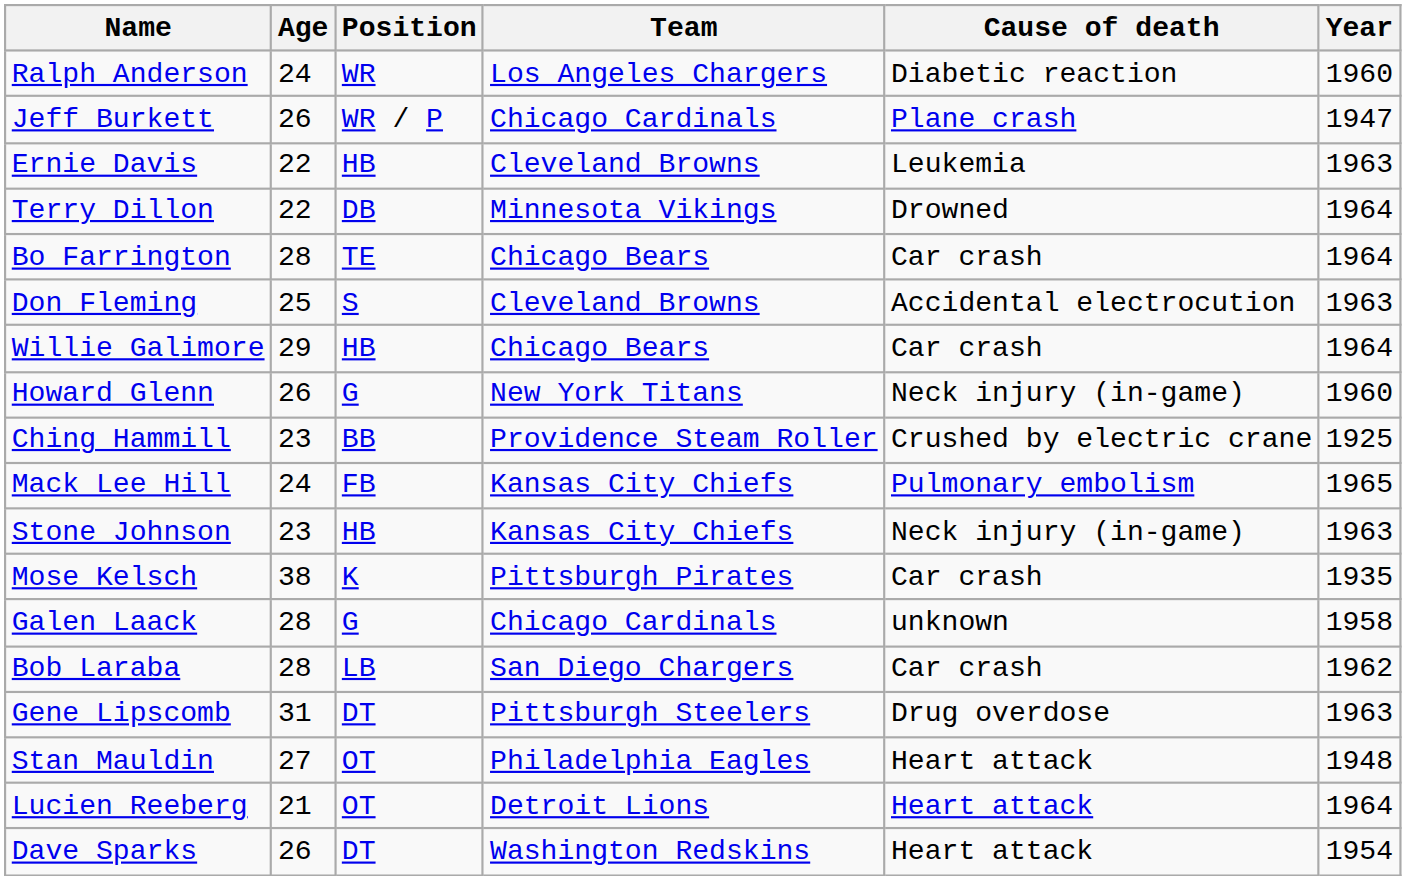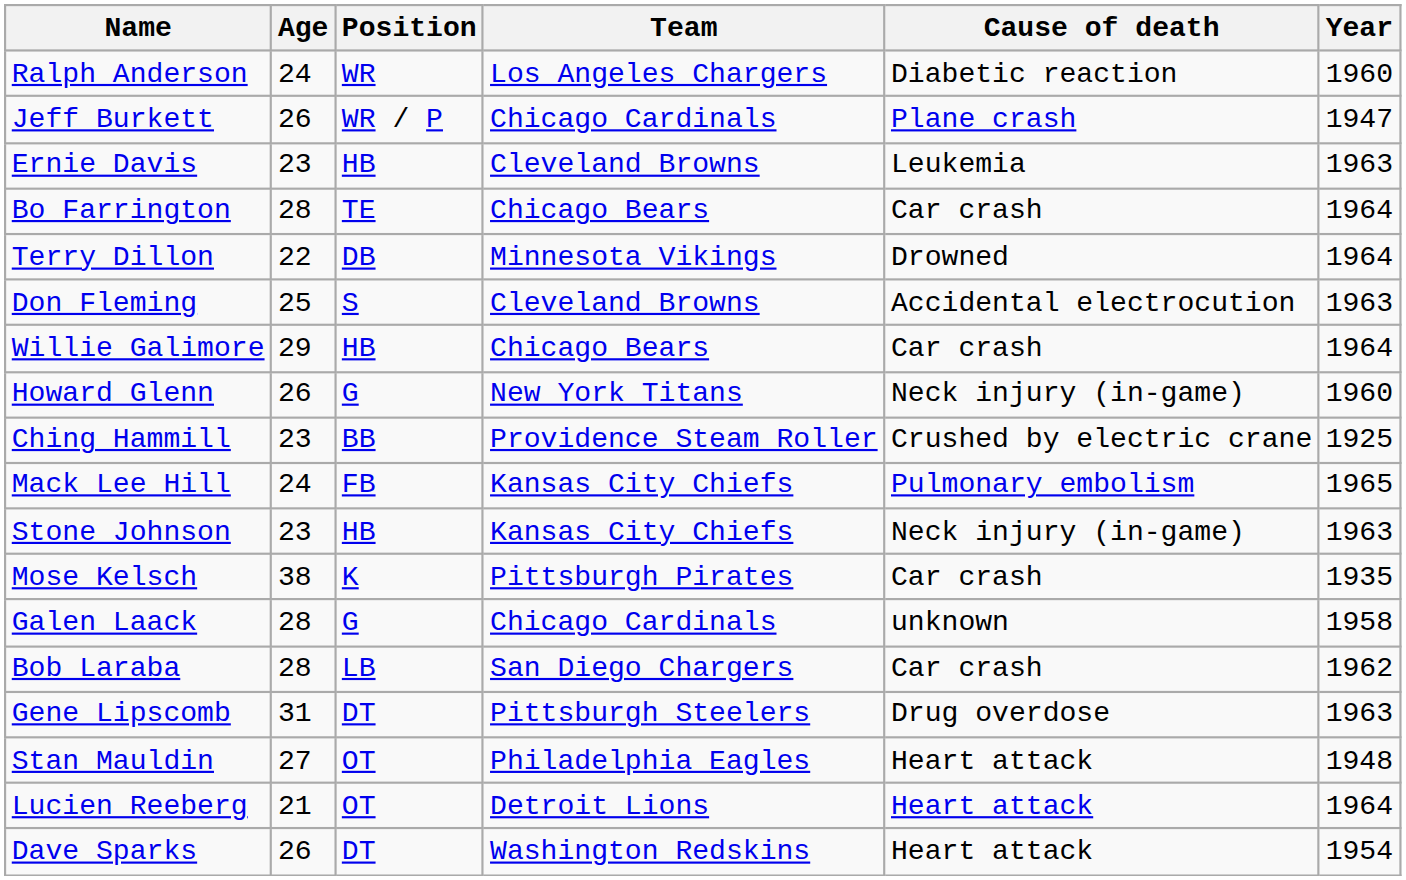(295, 165) 22 -> (295, 165) 23
rows swapped: (113, 211) <-> (121, 257)
